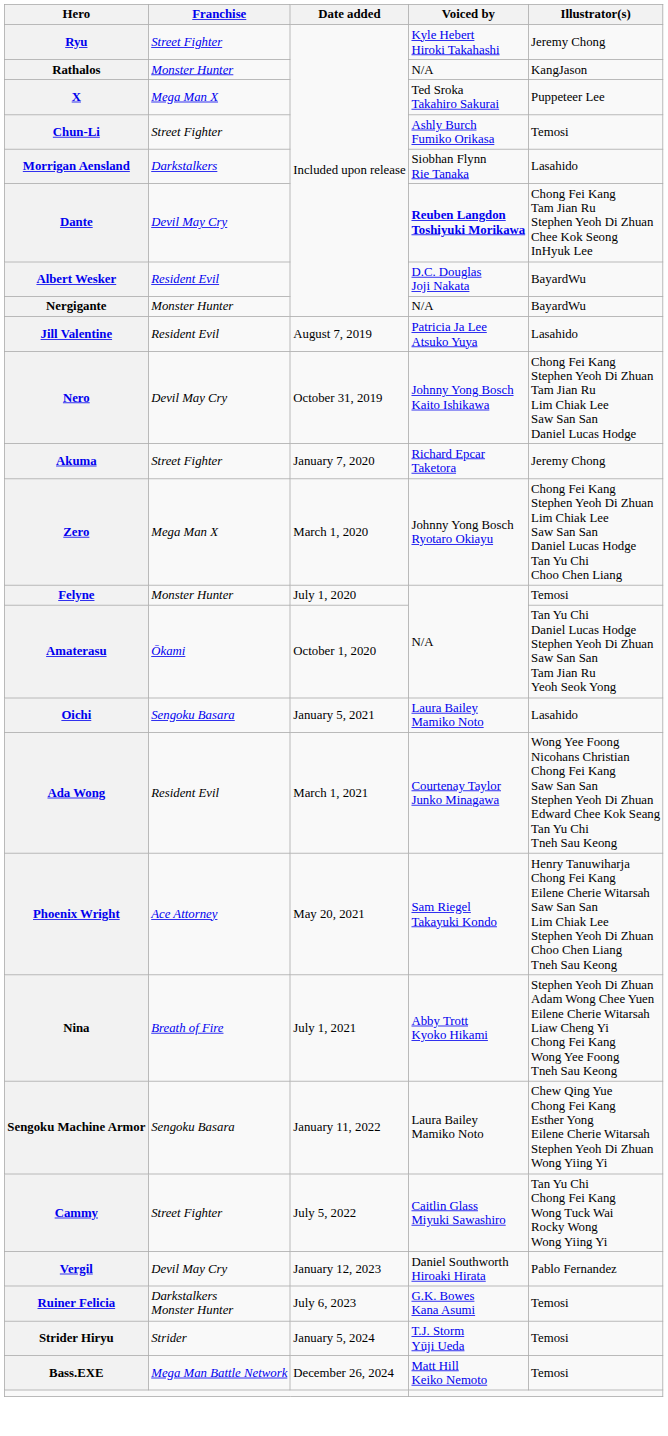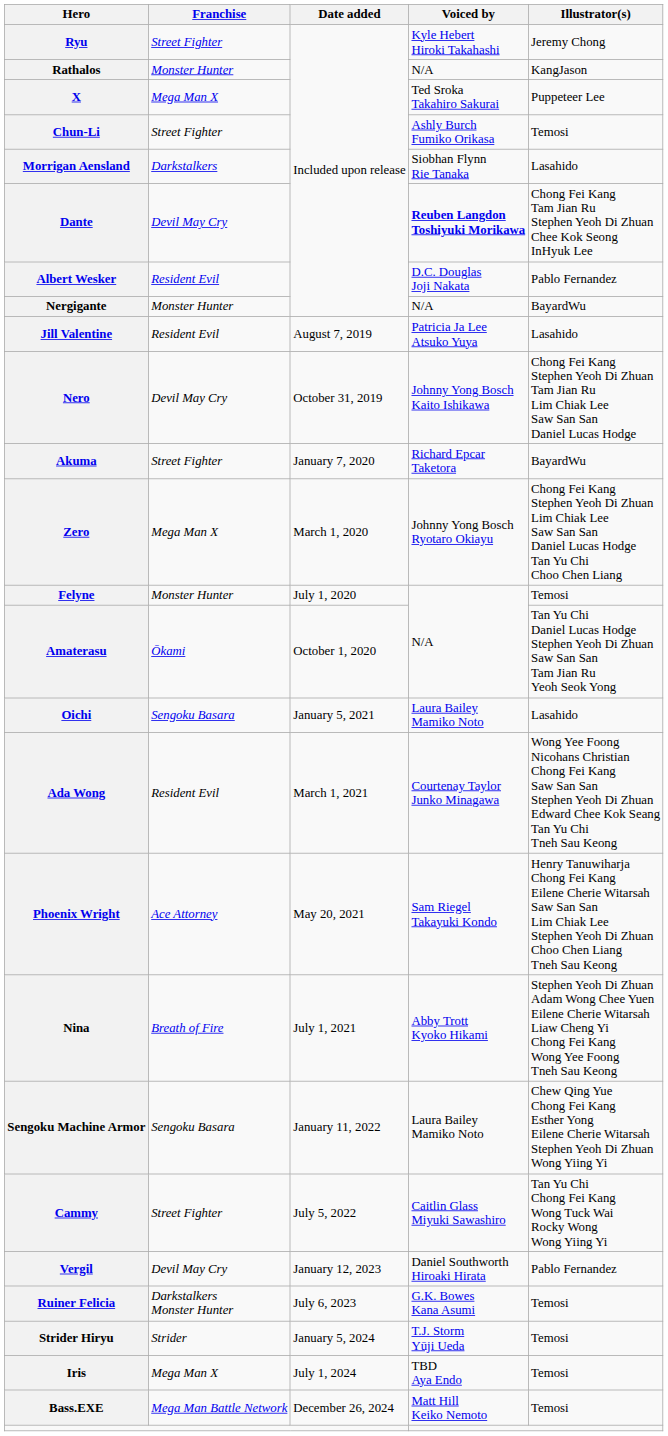(559, 279) BayardWu -> (574, 279) Pablo Fernandez
(568, 461) Jeremy Chong -> (559, 461) BayardWu
+ row: (76, 1373)
